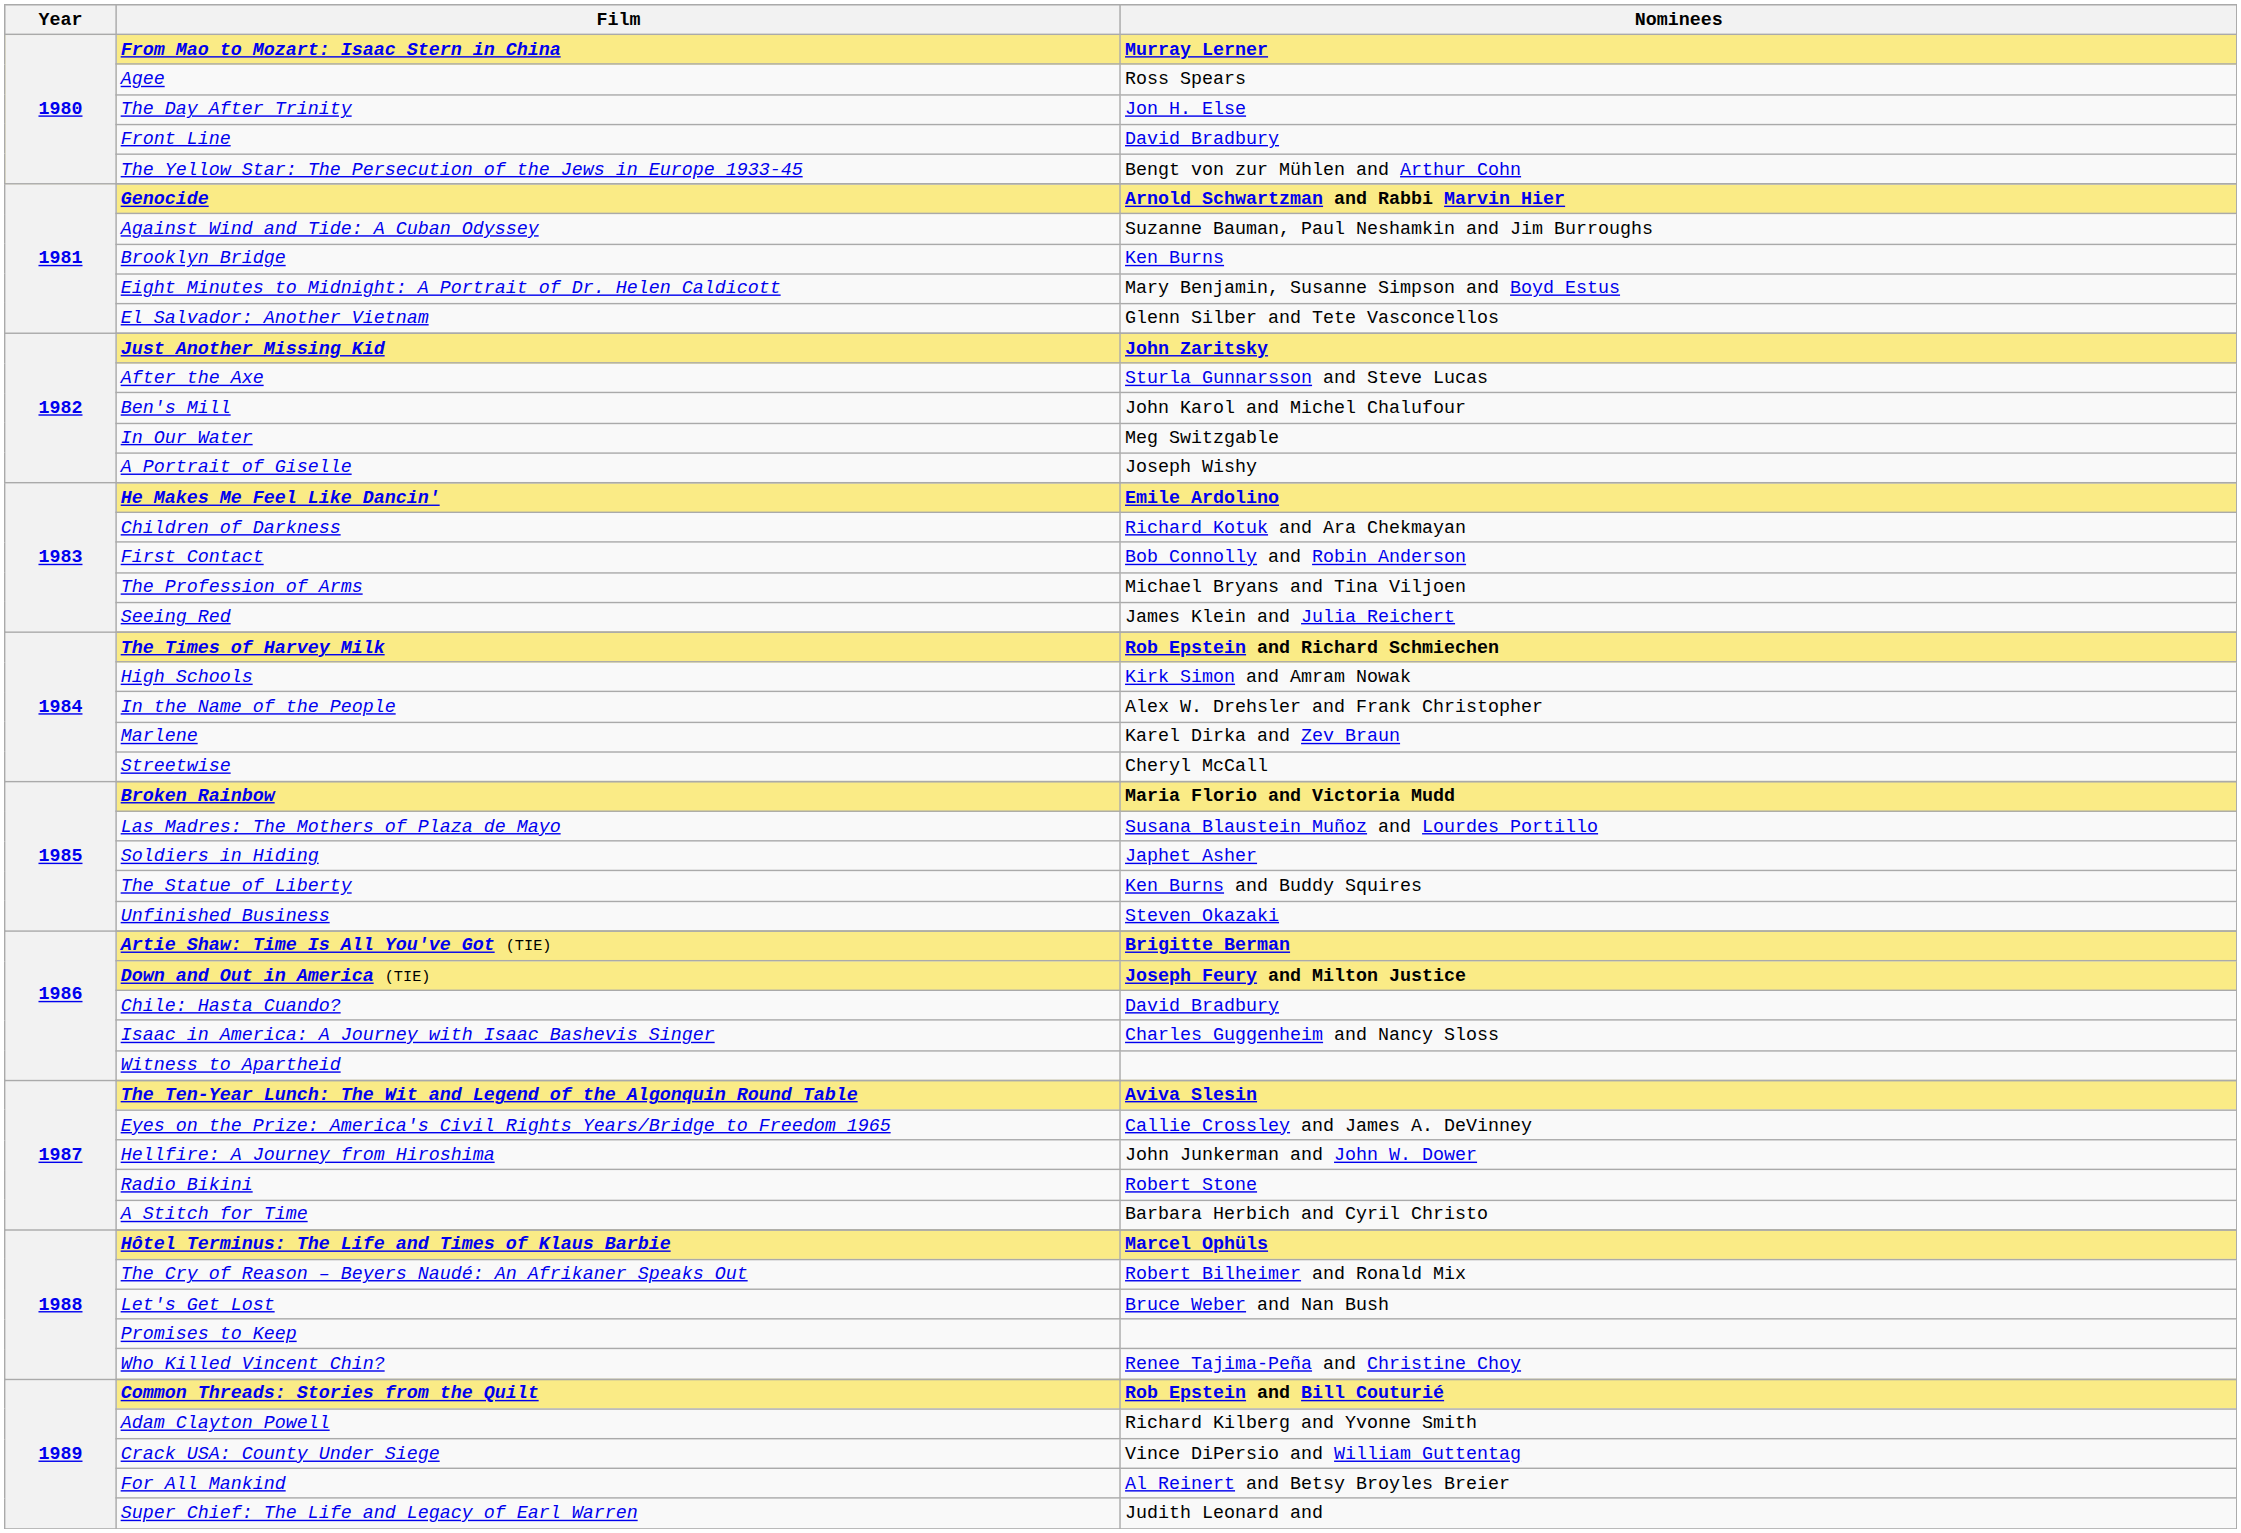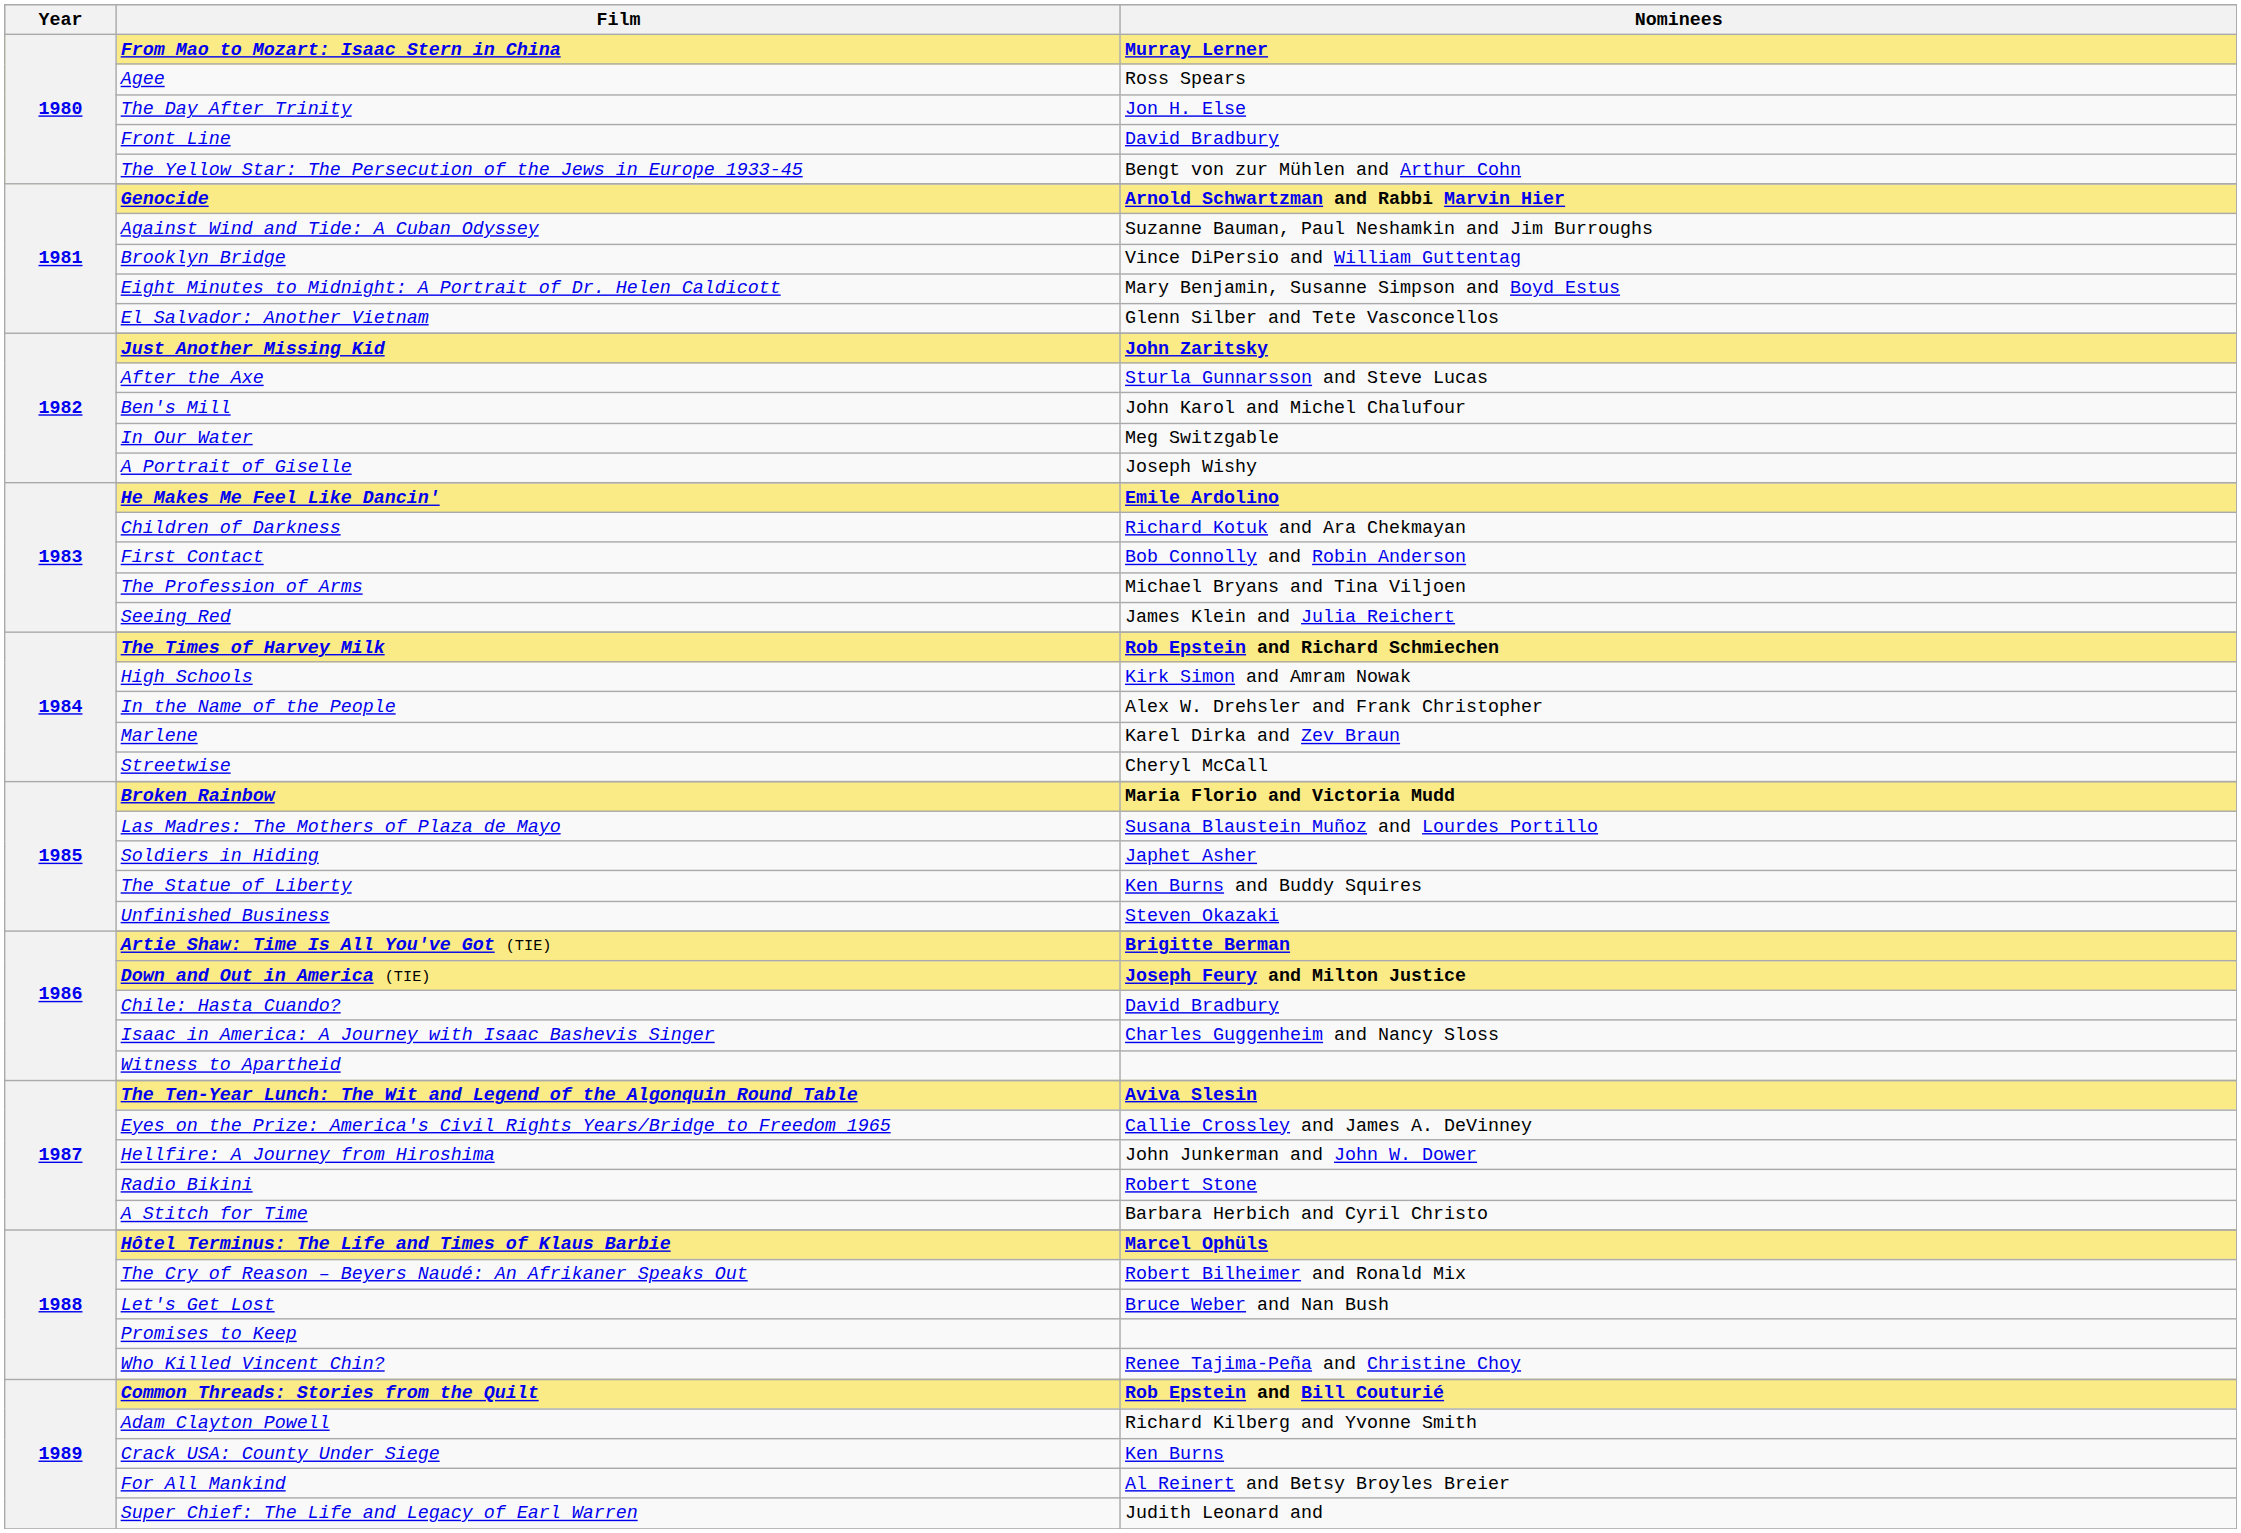(1175, 259) Ken Burns -> (1323, 259) Vince DiPersio and William Guttentag
(1323, 1454) Vince DiPersio and William Guttentag -> (1175, 1454) Ken Burns
